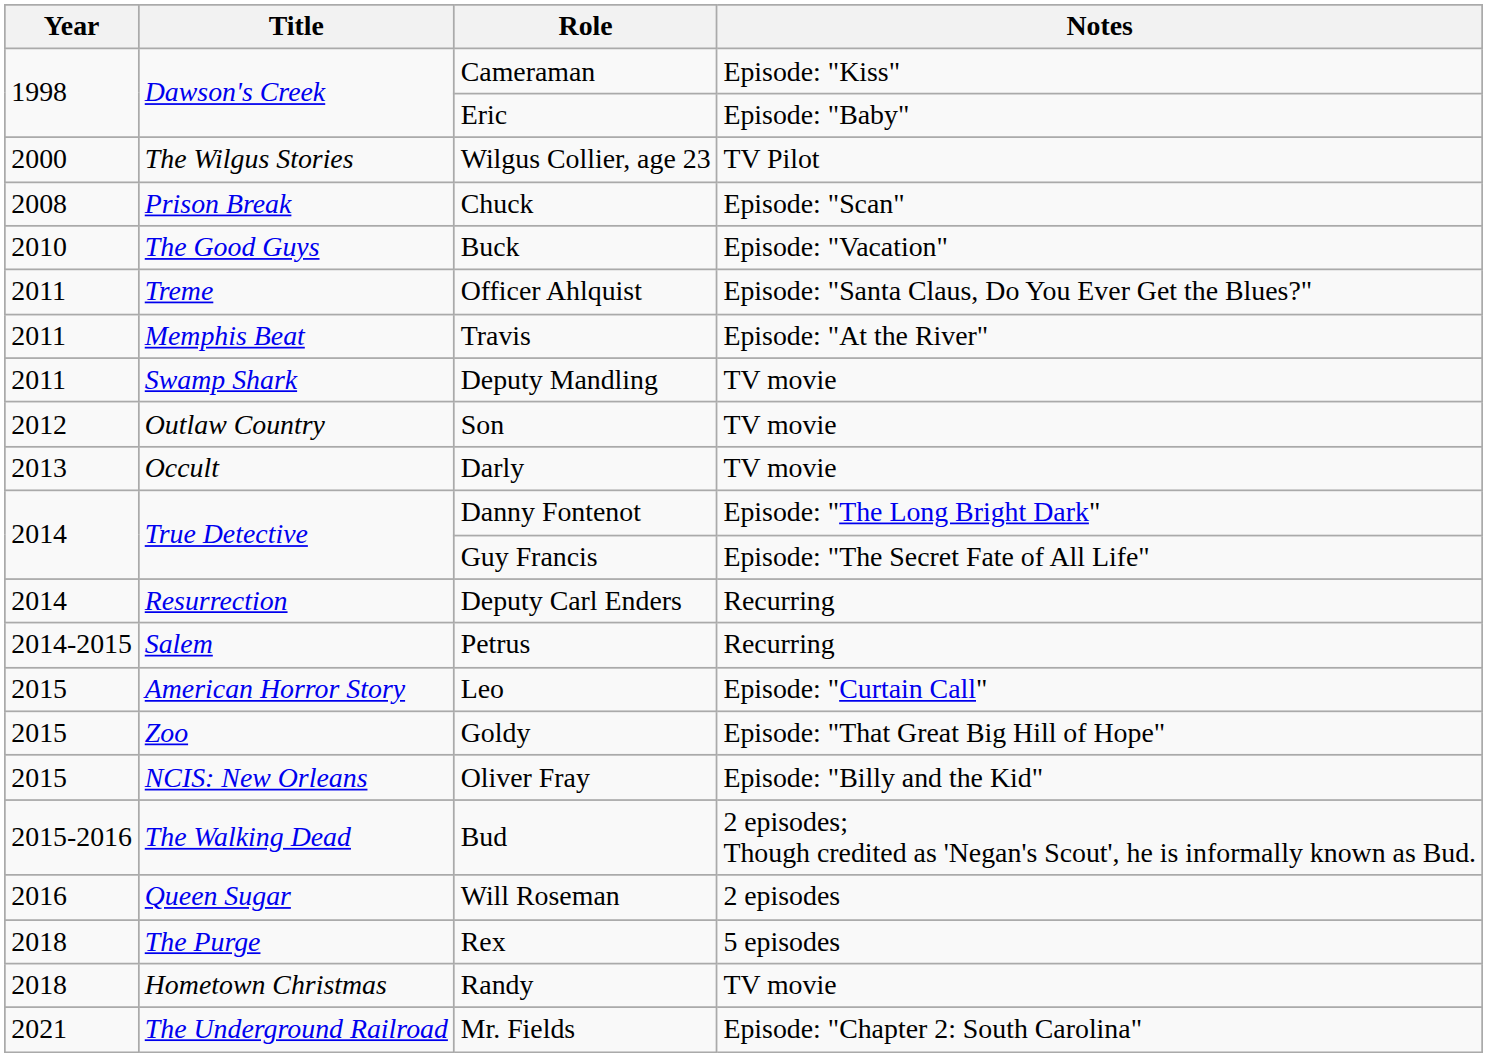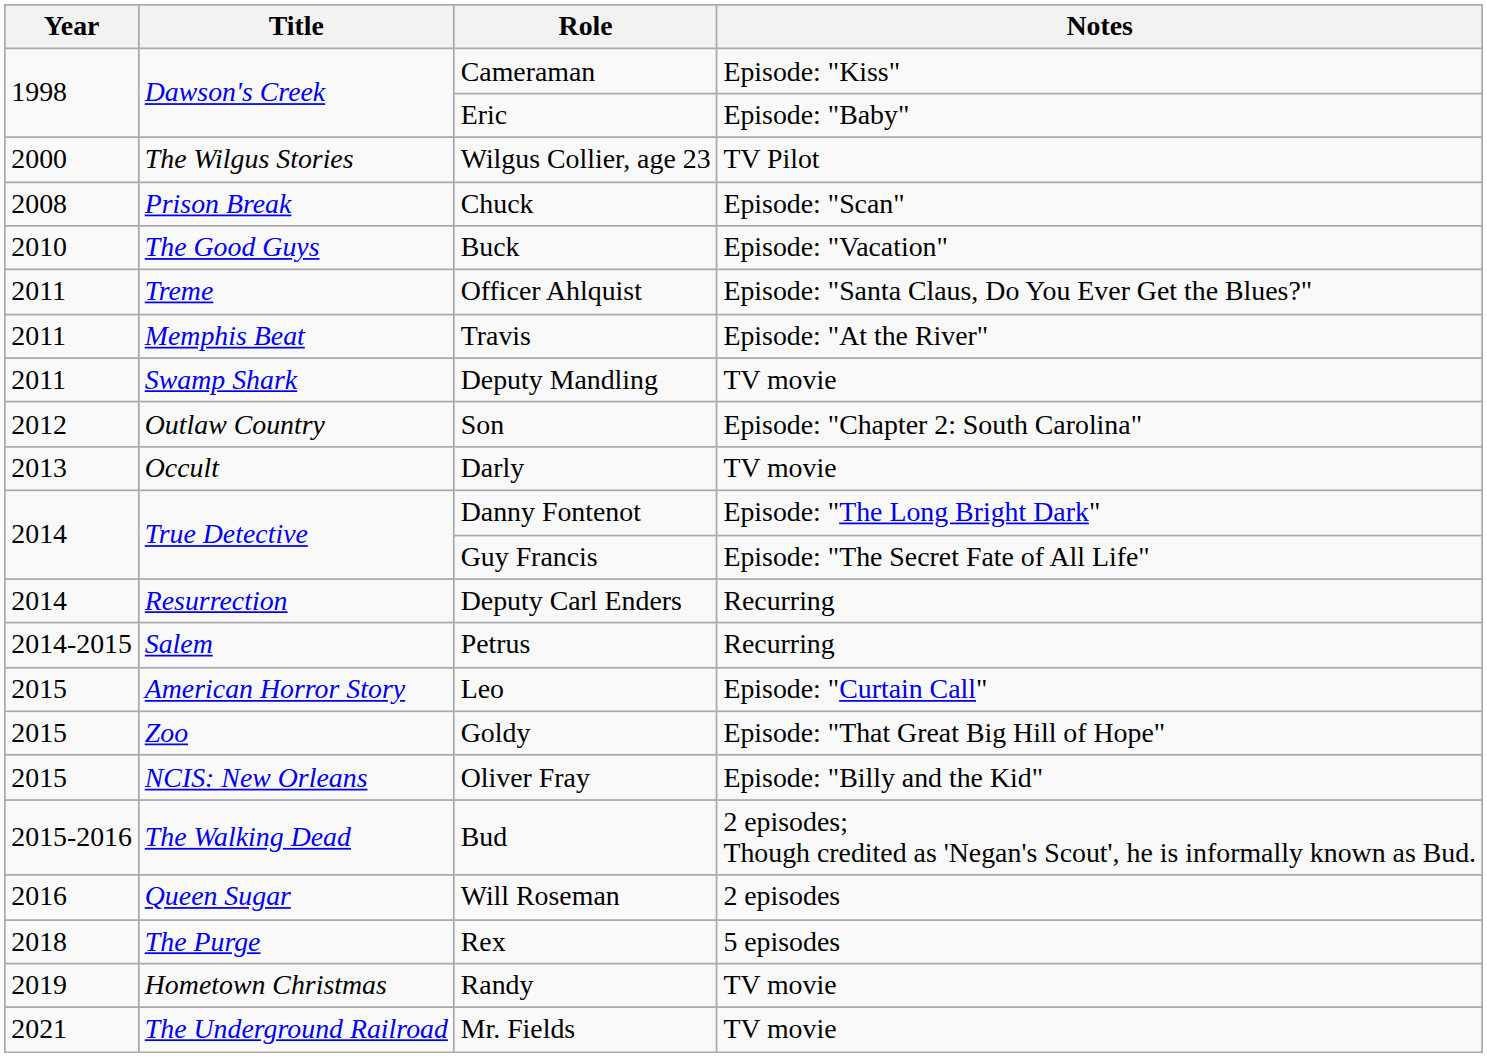(780, 423) TV movie -> (933, 423) Episode: "Chapter 2: South Carolina"
(39, 985) 2018 -> (39, 985) 2019
(933, 1029) Episode: "Chapter 2: South Carolina" -> (780, 1029) TV movie
